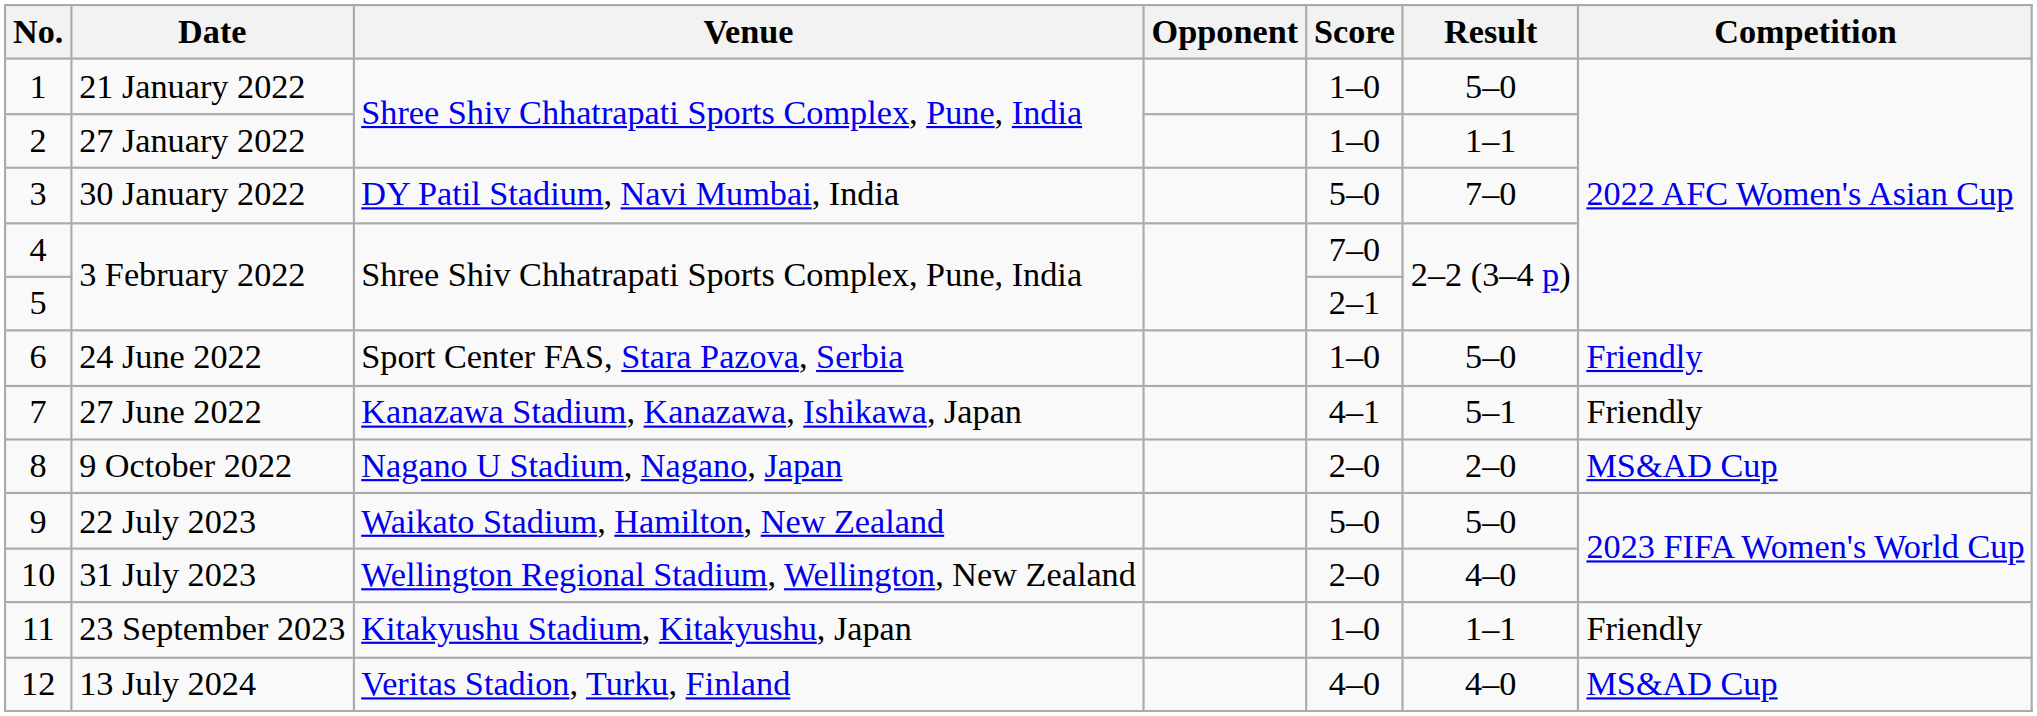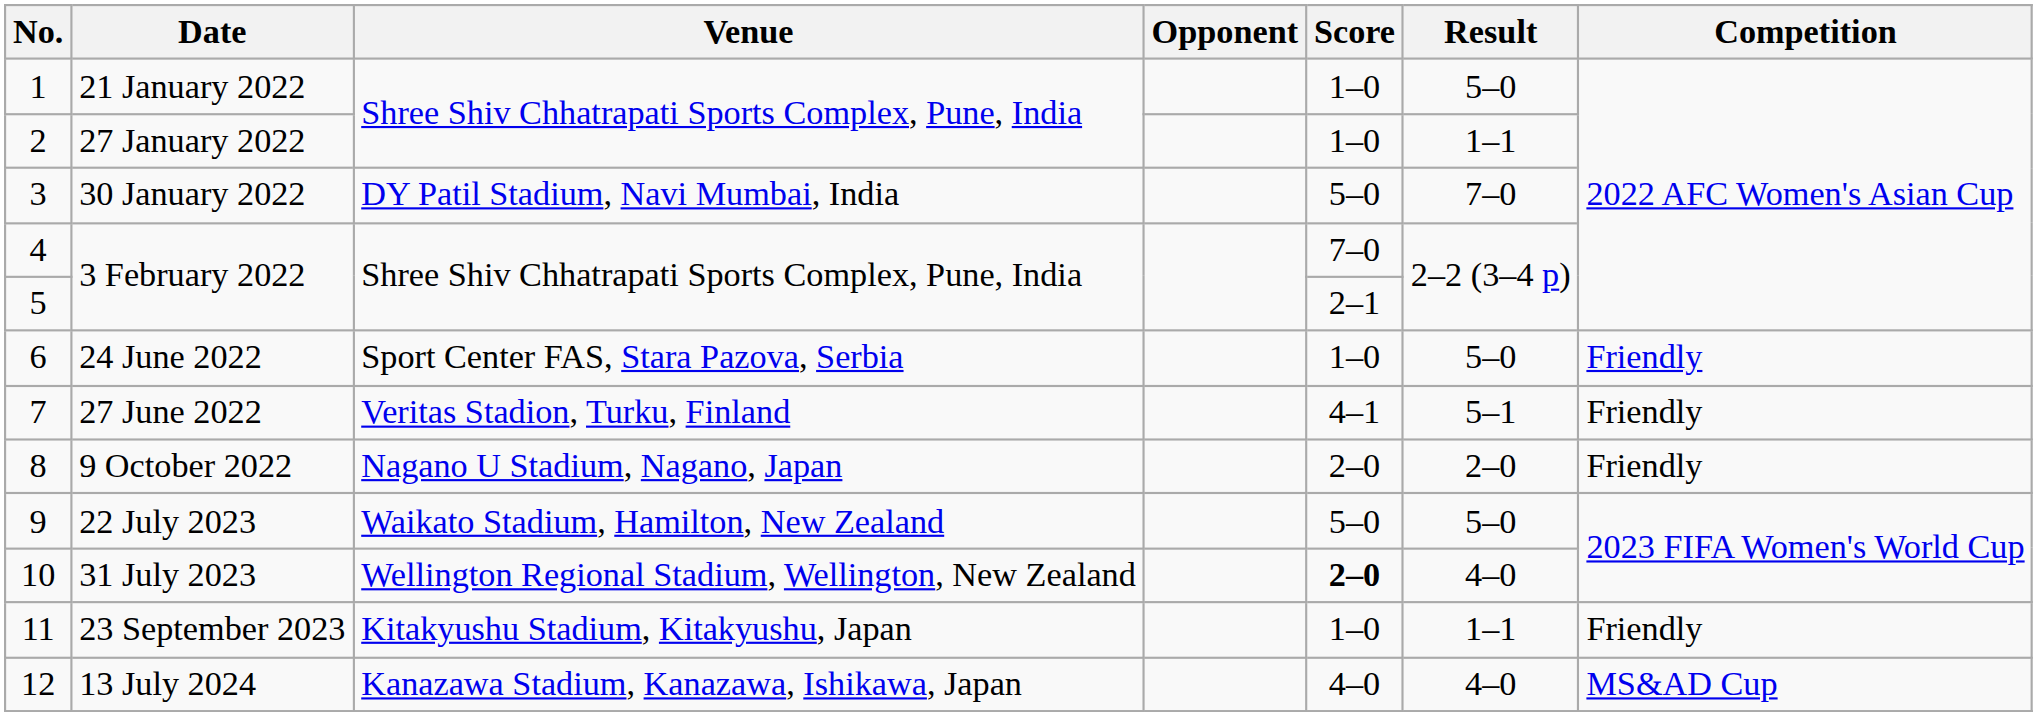(692, 411) Kanazawa Stadium, Kanazawa, Ishikawa, Japan -> (576, 411) Veritas Stadion, Turku, Finland
(1682, 466) MS&AD Cup -> (1644, 466) Friendly
(1354, 574) normal -> (1354, 574) bold
(576, 683) Veritas Stadion, Turku, Finland -> (692, 683) Kanazawa Stadium, Kanazawa, Ishikawa, Japan
